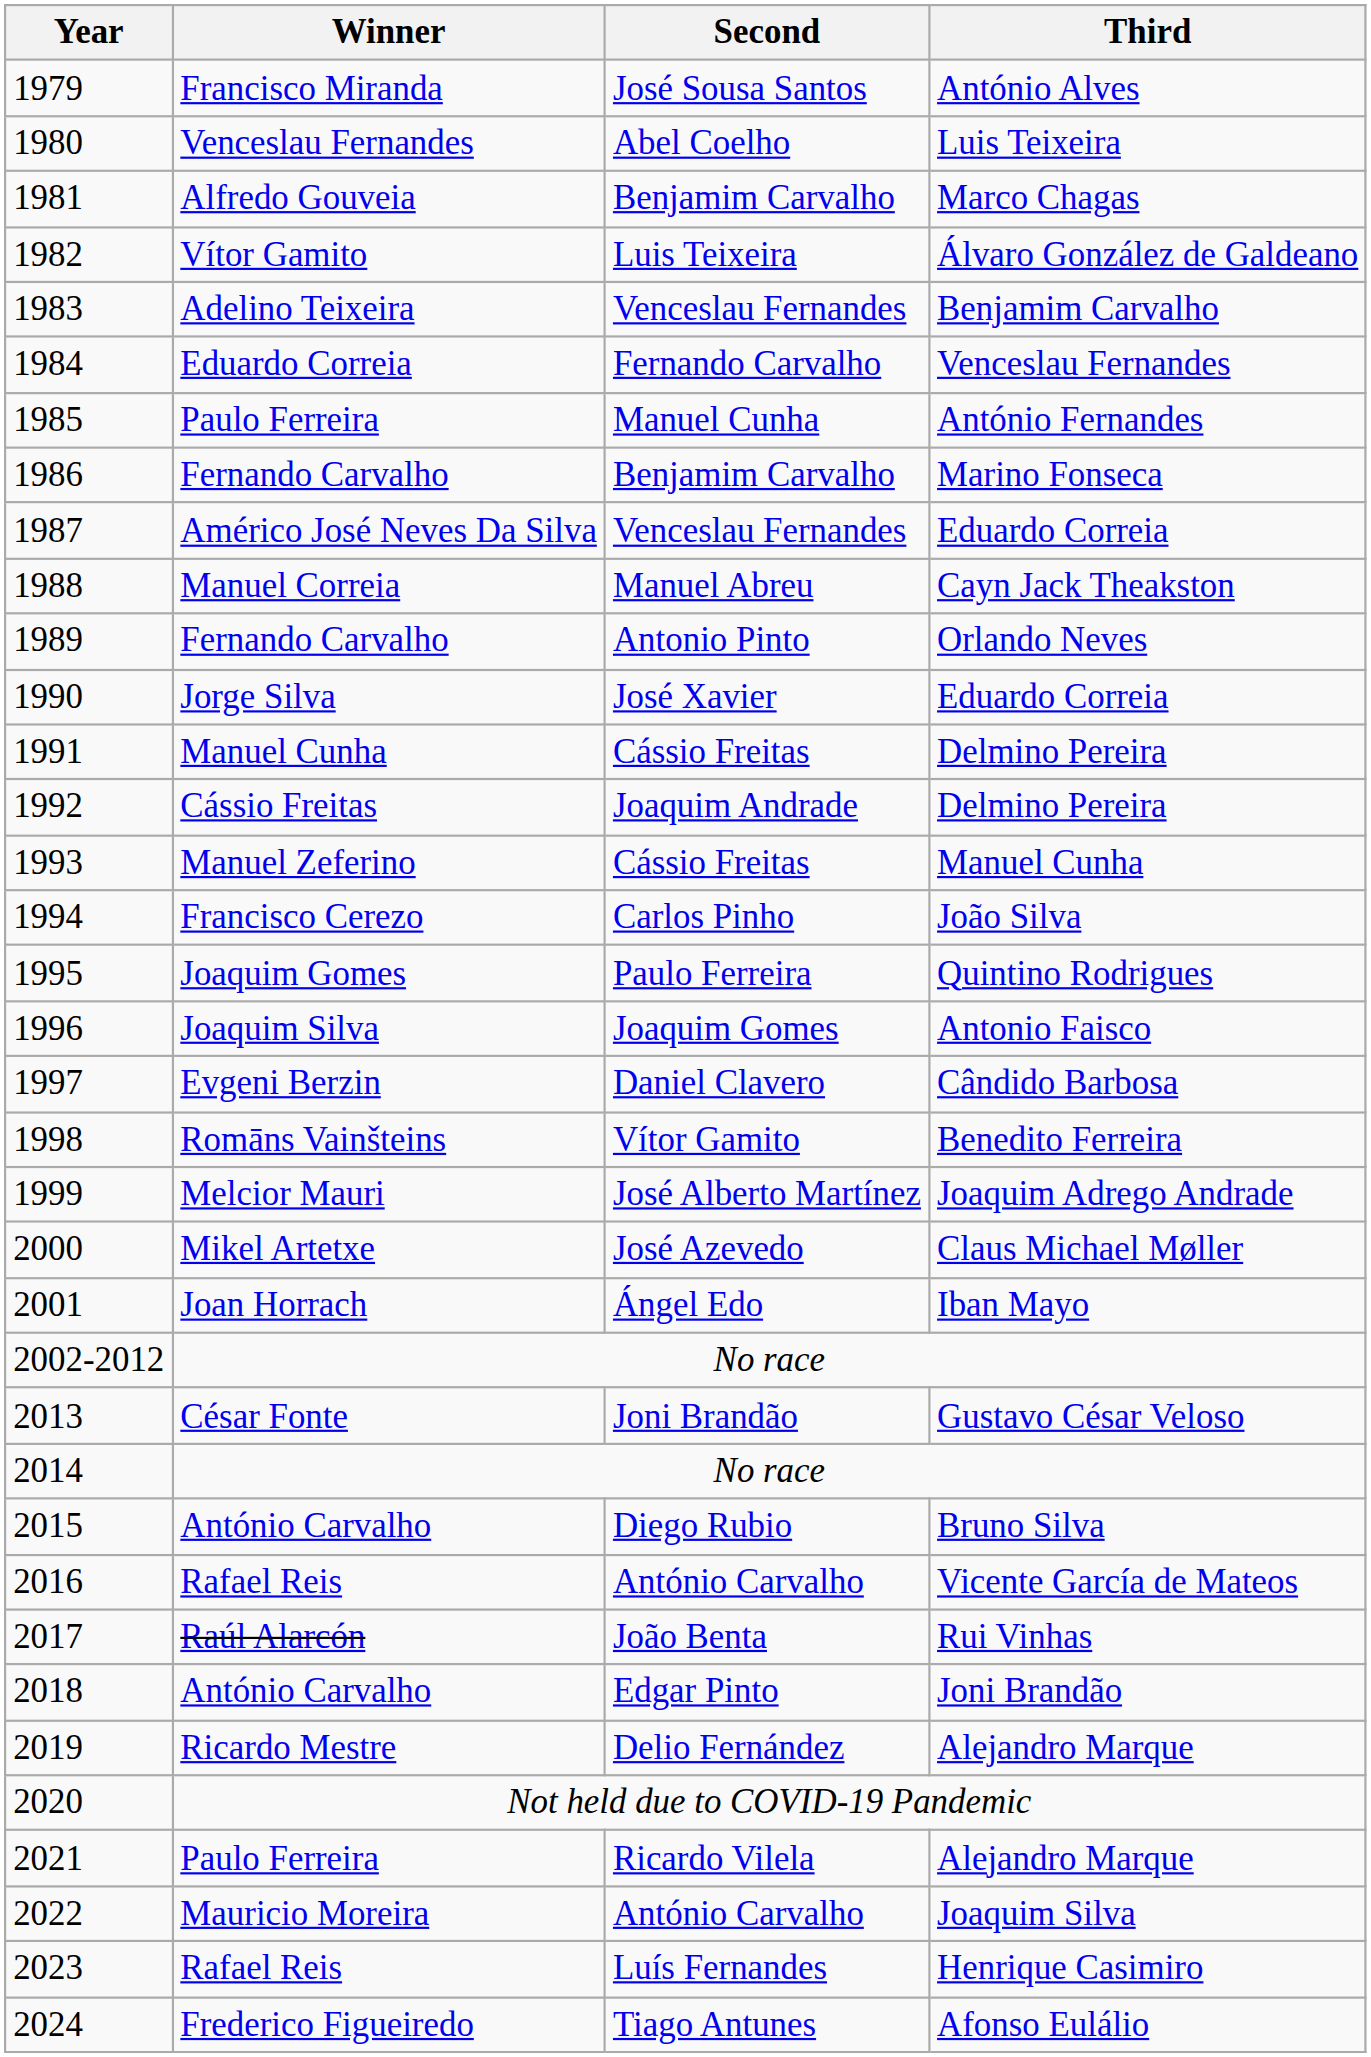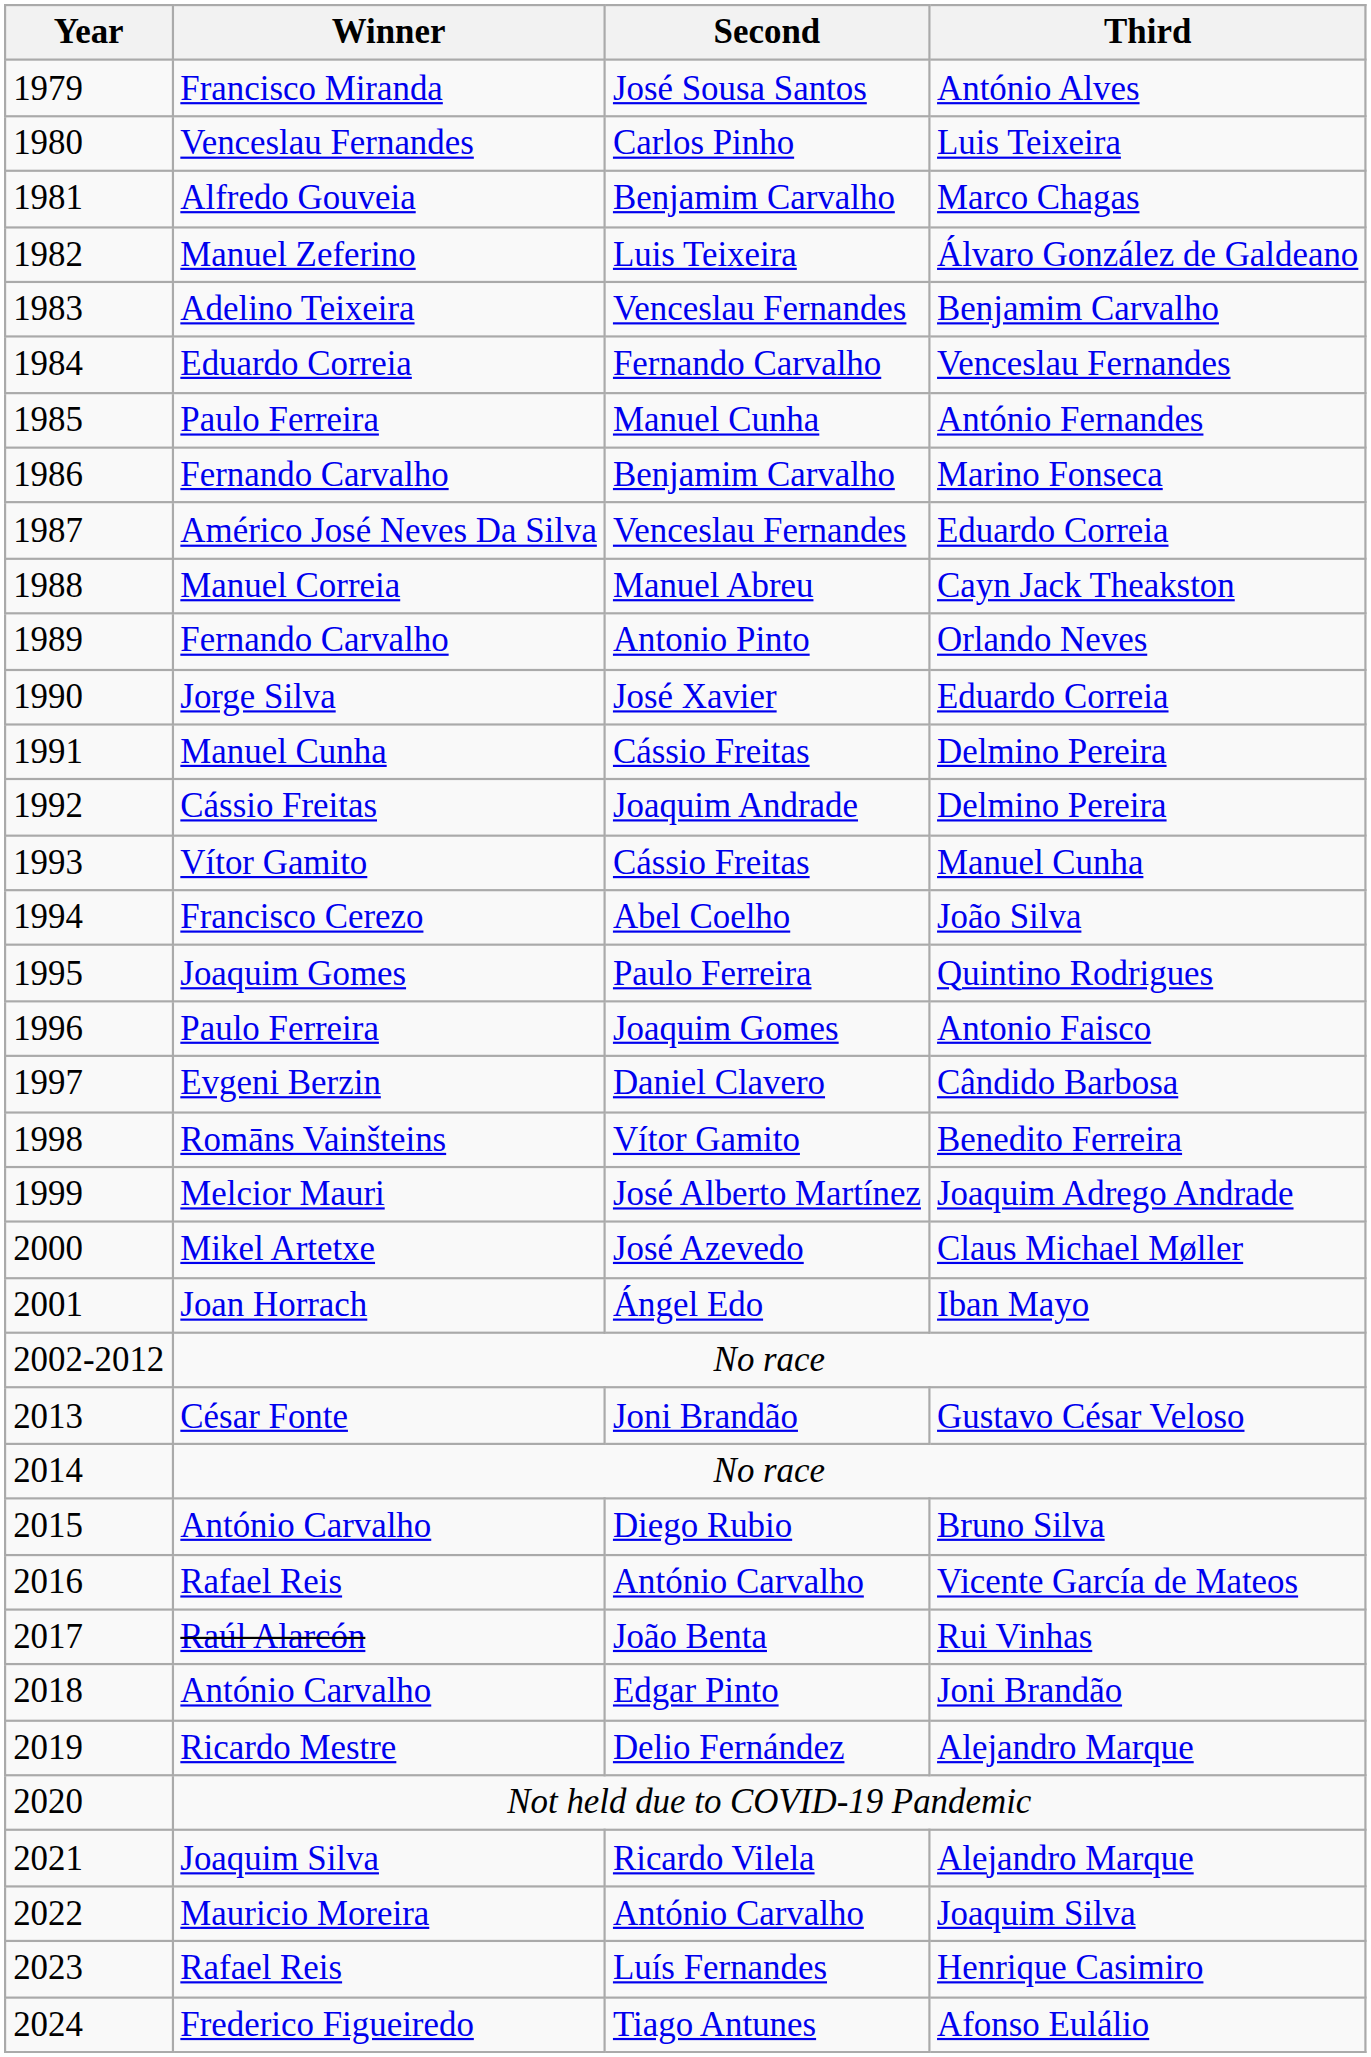(702, 142) Abel Coelho -> (704, 142) Carlos Pinho
(274, 253) Vítor Gamito -> (298, 253) Manuel Zeferino
(298, 861) Manuel Zeferino -> (274, 861) Vítor Gamito
(704, 917) Carlos Pinho -> (702, 917) Abel Coelho
(280, 1027) Joaquim Silva -> (280, 1027) Paulo Ferreira
(280, 1857) Paulo Ferreira -> (280, 1857) Joaquim Silva
